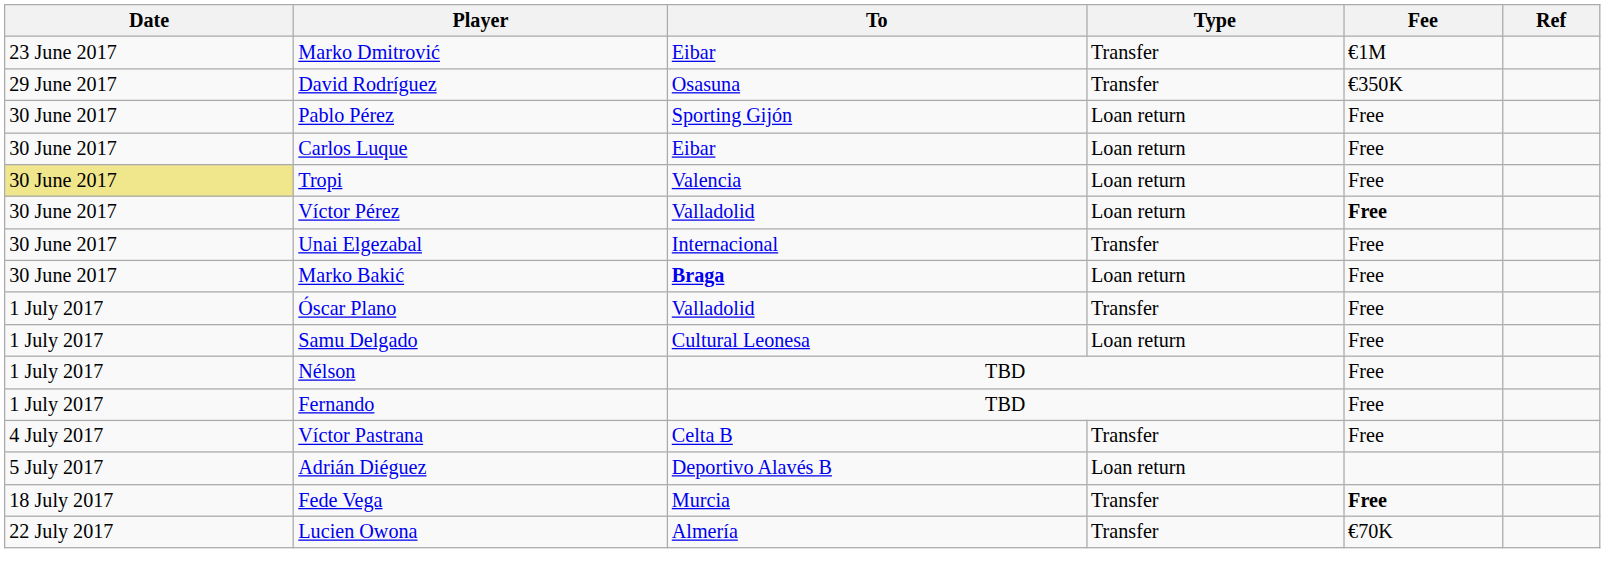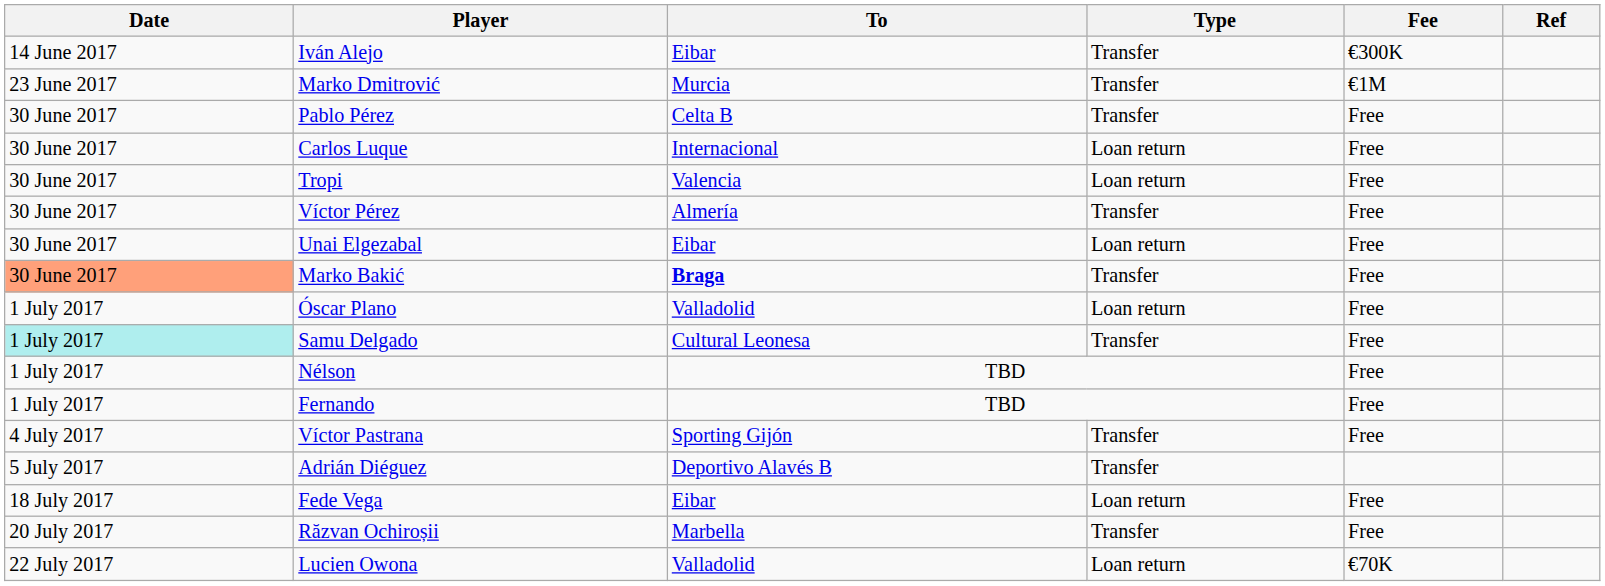+ row: (341, 52)
(694, 52) Eibar -> (701, 84) Murcia
- row: (367, 84)
(732, 116) Sporting Gijón -> (702, 116) Celta B
(1138, 116) Loan return -> (1125, 116) Transfer
(694, 148) Eibar -> (725, 148) Internacional
(63, 180) khaki background -> (63, 180) no background
(713, 212) Valladolid -> (705, 212) Almería
(1138, 212) Loan return -> (1125, 212) Transfer
(1367, 212) bold -> (1366, 212) normal
(725, 244) Internacional -> (694, 244) Eibar
(1125, 244) Transfer -> (1138, 244) Loan return
(63, 276) no background -> (63, 276) lightsalmon background
(1138, 276) Loan return -> (1125, 276) Transfer
(1125, 308) Transfer -> (1138, 308) Loan return
(56, 340) no background -> (56, 340) paleturquoise background
(1138, 340) Loan return -> (1125, 340) Transfer
(702, 436) Celta B -> (732, 436) Sporting Gijón
(1138, 468) Loan return -> (1125, 468) Transfer
(701, 500) Murcia -> (694, 500) Eibar
(1125, 500) Transfer -> (1138, 500) Loan return
(1367, 500) bold -> (1366, 500) normal
+ row: (369, 532)
(705, 532) Almería -> (713, 564) Valladolid
(1125, 532) Transfer -> (1138, 564) Loan return
